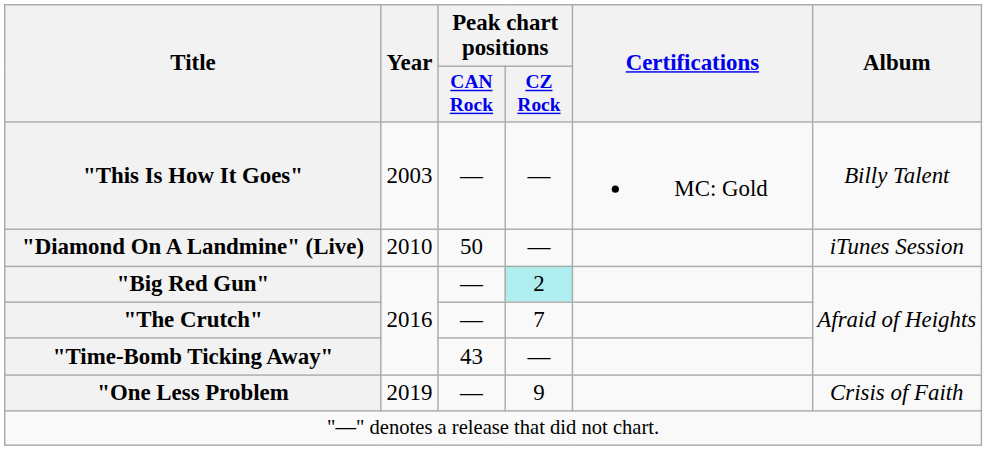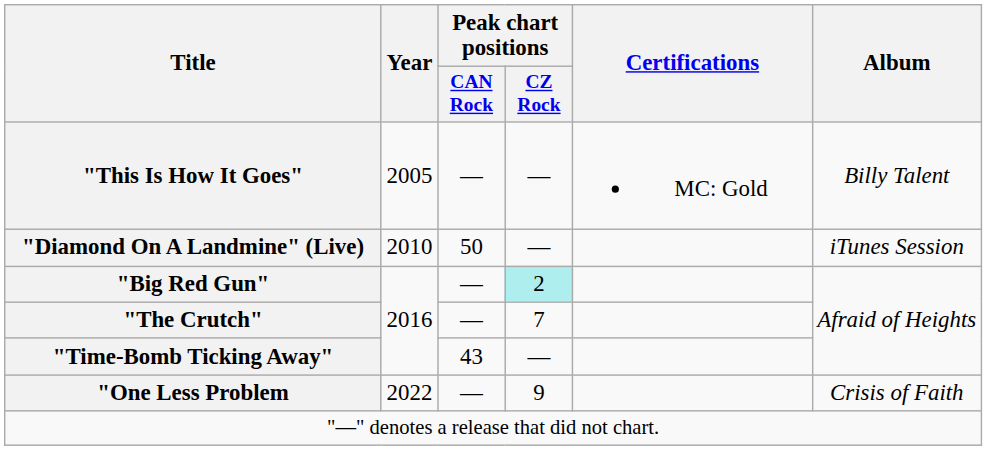(409, 175) 2003 -> (409, 175) 2005
(409, 392) 2019 -> (409, 392) 2022
